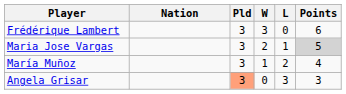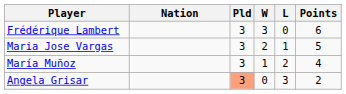(318, 47) lightgrey background -> (318, 47) no background
(318, 81) 3 -> (318, 81) 2
